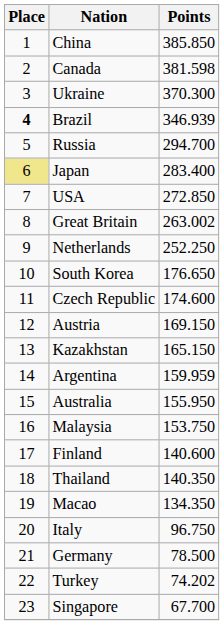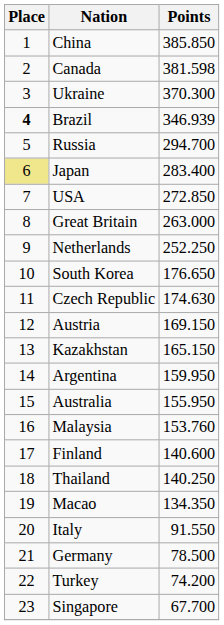(189, 222) 263.002 -> (189, 222) 263.000
(189, 299) 174.600 -> (189, 299) 174.630
(189, 376) 159.959 -> (189, 376) 159.950
(189, 427) 153.750 -> (189, 427) 153.760
(189, 478) 140.350 -> (189, 478) 140.250
(193, 529) 96.750 -> (193, 529) 91.550
(193, 581) 74.202 -> (193, 581) 74.200
